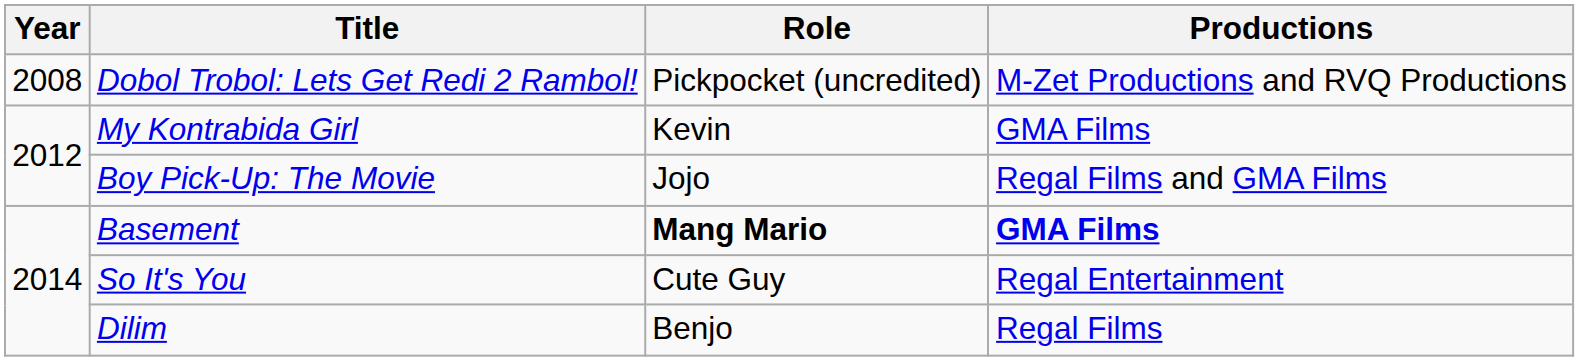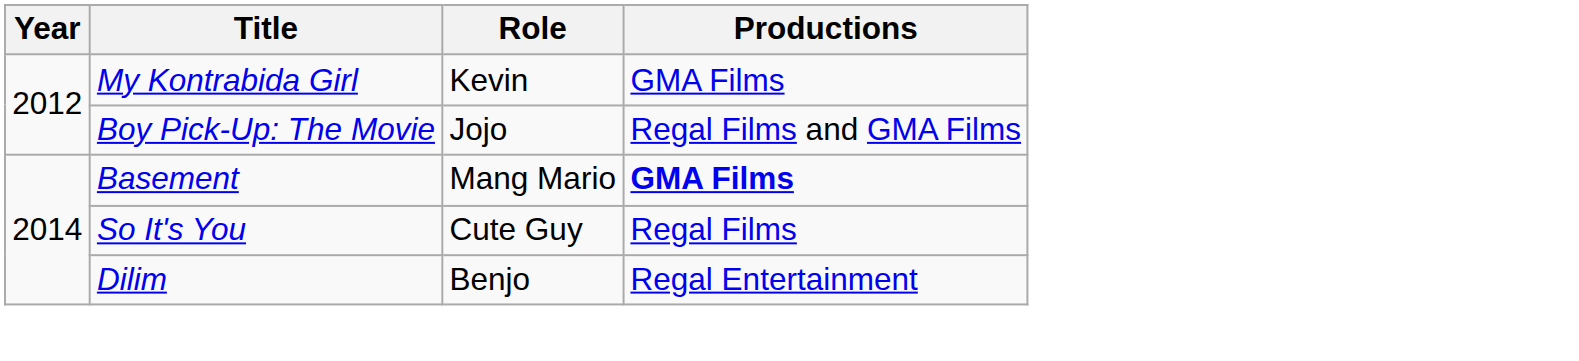- row: (367, 79)
(740, 229) bold -> (533, 179) normal
(1140, 279) Regal Entertainment -> (714, 229) Regal Films
(1079, 329) Regal Films -> (774, 279) Regal Entertainment
